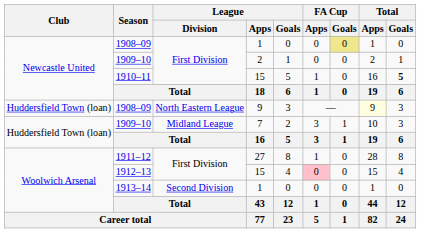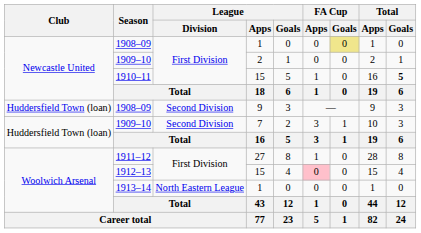(200, 108) North Eastern League -> (200, 108) Second Division
(373, 108) lightyellow background -> (373, 108) no background
(200, 124) Midland League -> (200, 124) Second Division
(200, 188) Second Division -> (200, 188) North Eastern League
